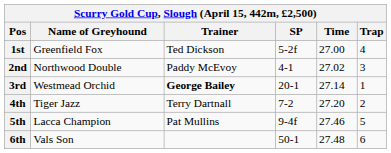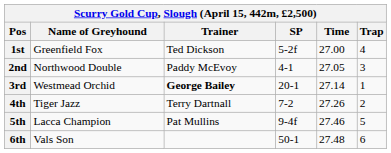(332, 67) 27.02 -> (332, 67) 27.05
(332, 103) 27.20 -> (332, 103) 27.26
